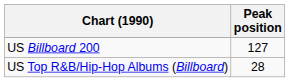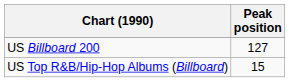(258, 67) 28 -> (258, 67) 15
